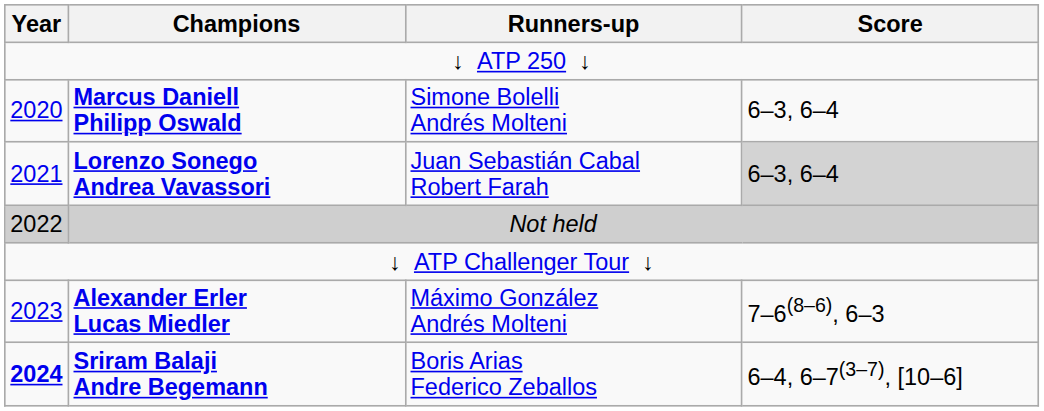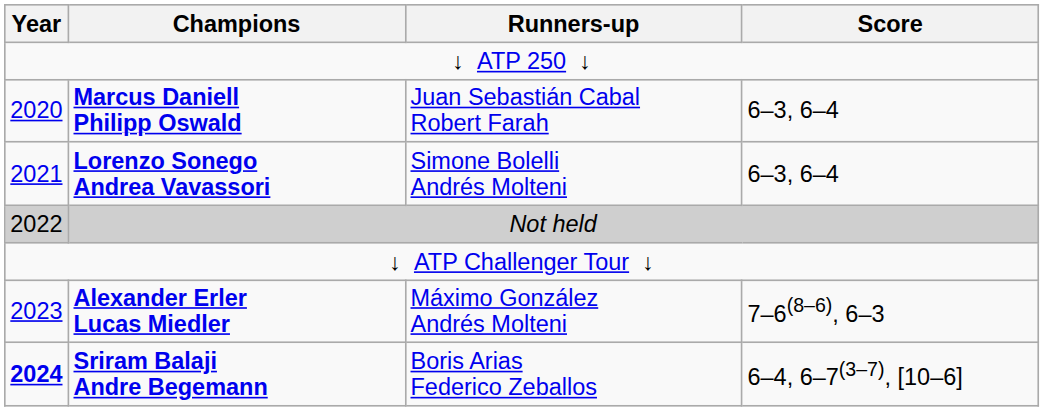(489, 111) Simone Bolelli Andrés Molteni -> (525, 111) Juan Sebastián Cabal Robert Farah
(525, 174) Juan Sebastián Cabal Robert Farah -> (489, 174) Simone Bolelli Andrés Molteni
(793, 174) lightgrey background -> (793, 174) no background
